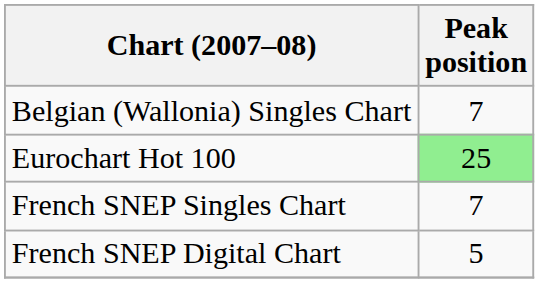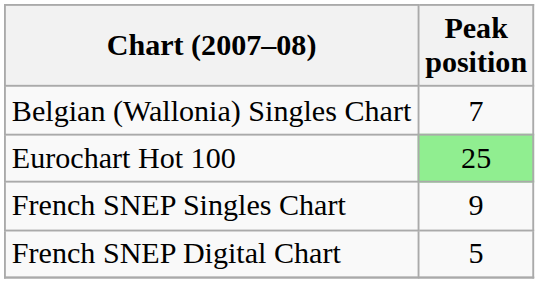(476, 205) 7 -> (476, 205) 9
